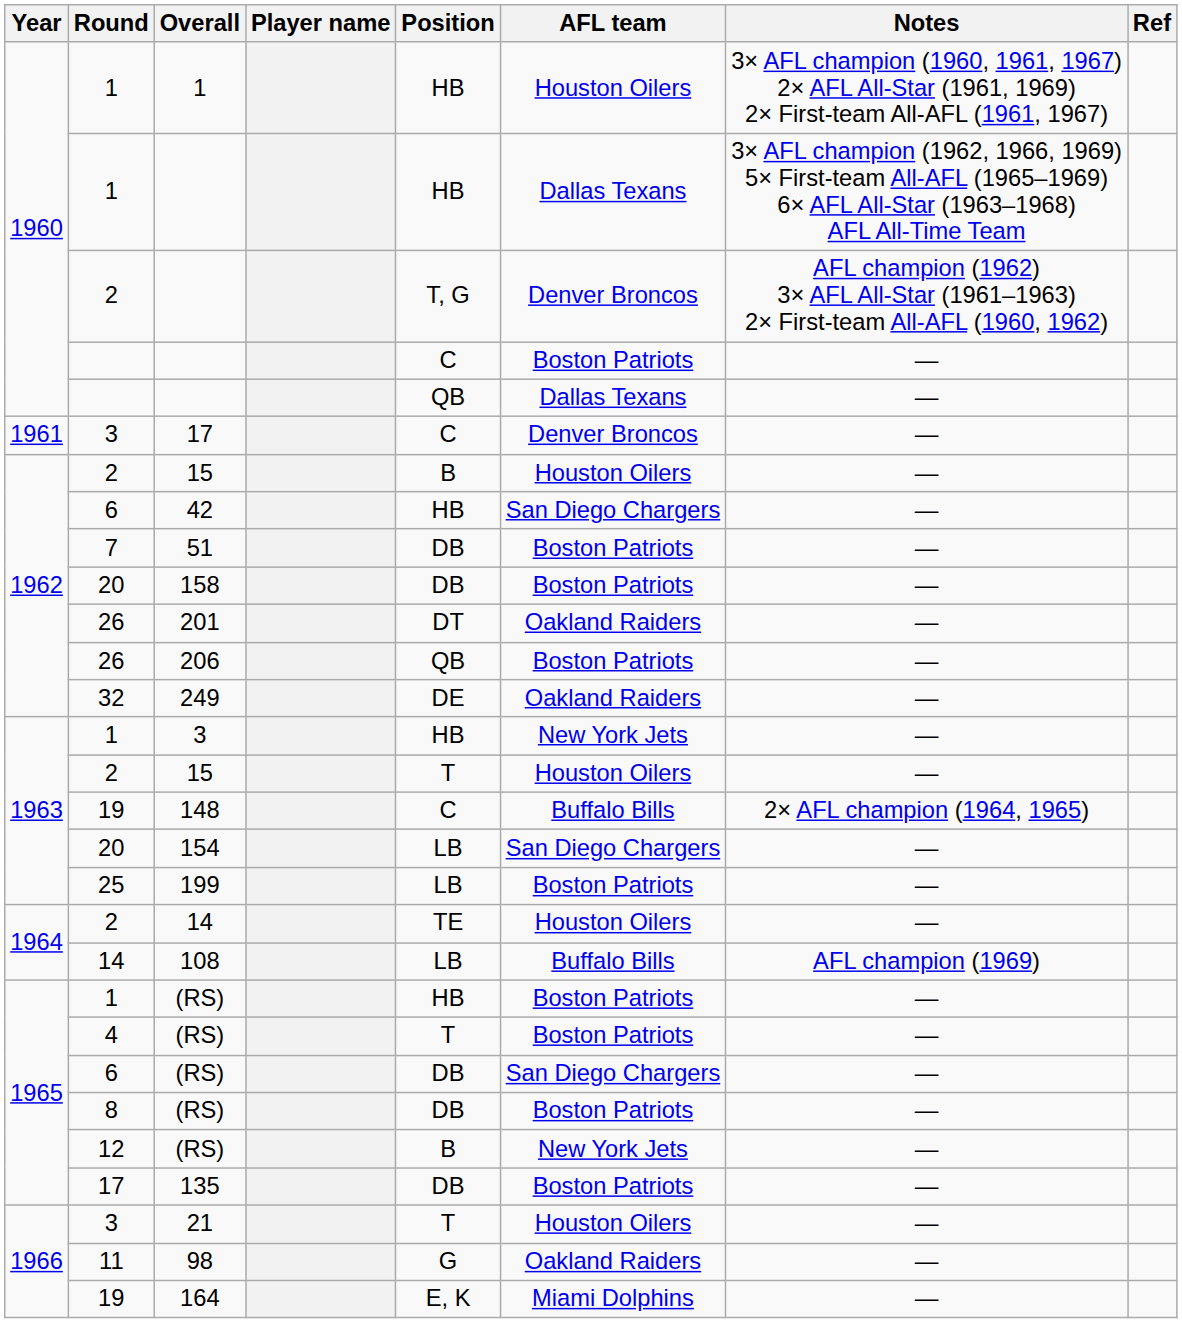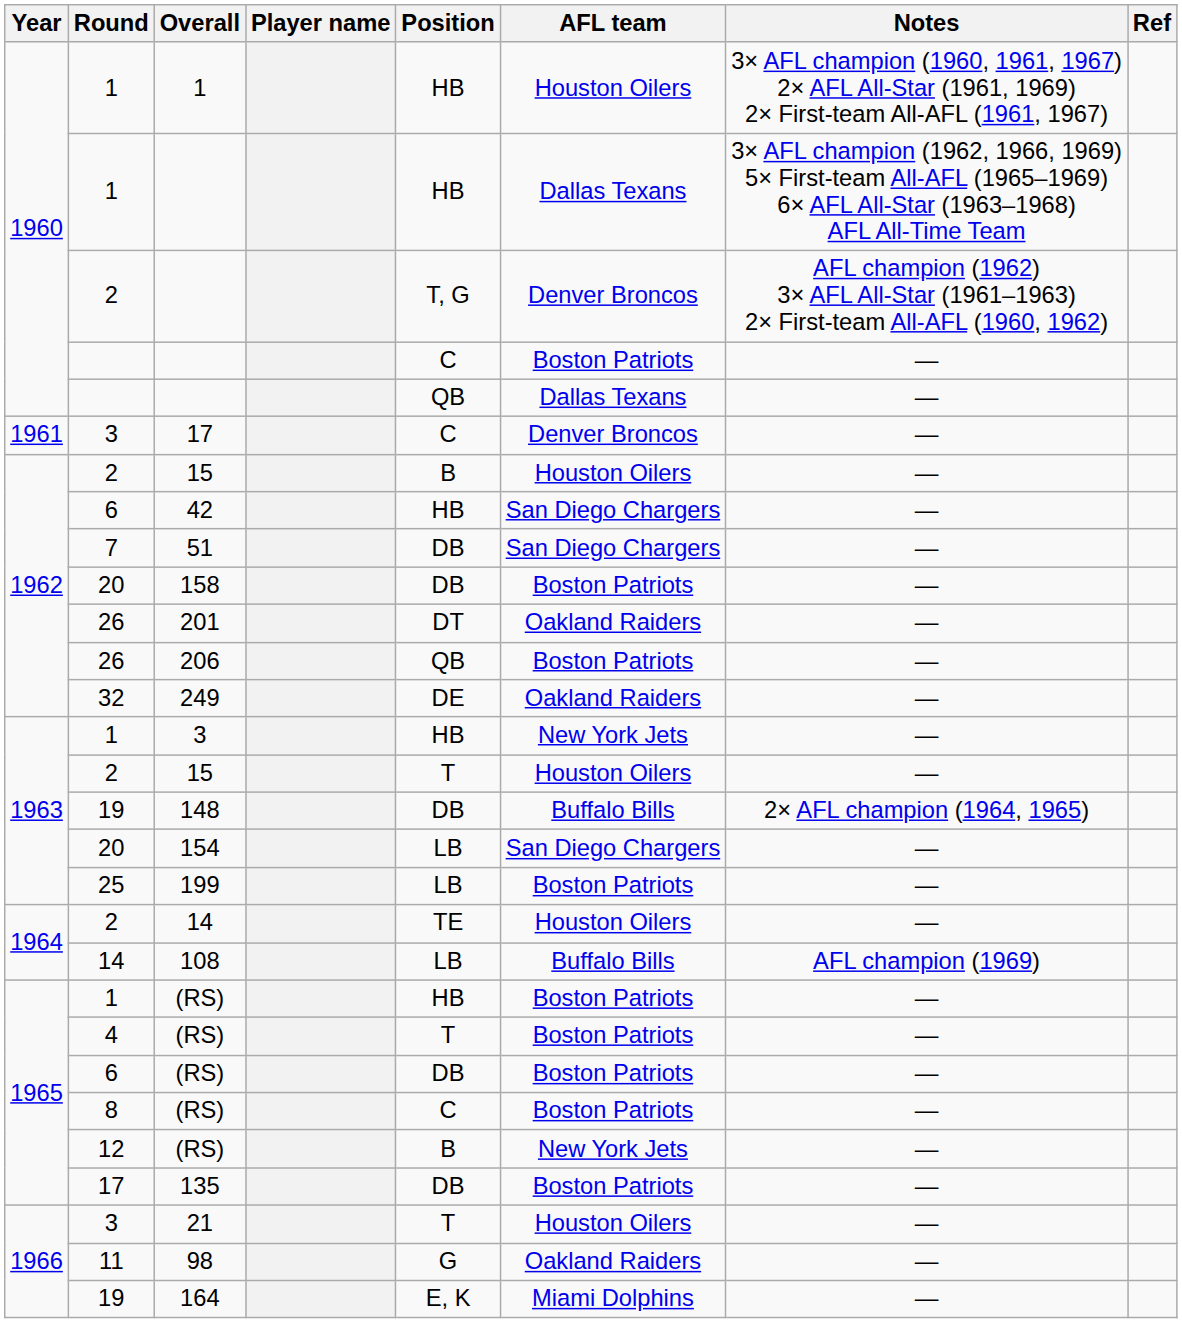(613, 547) Boston Patriots -> (613, 547) San Diego Chargers
(448, 810) C -> (448, 810) DB
(613, 1073) San Diego Chargers -> (613, 1073) Boston Patriots
(448, 1111) DB -> (448, 1111) C
